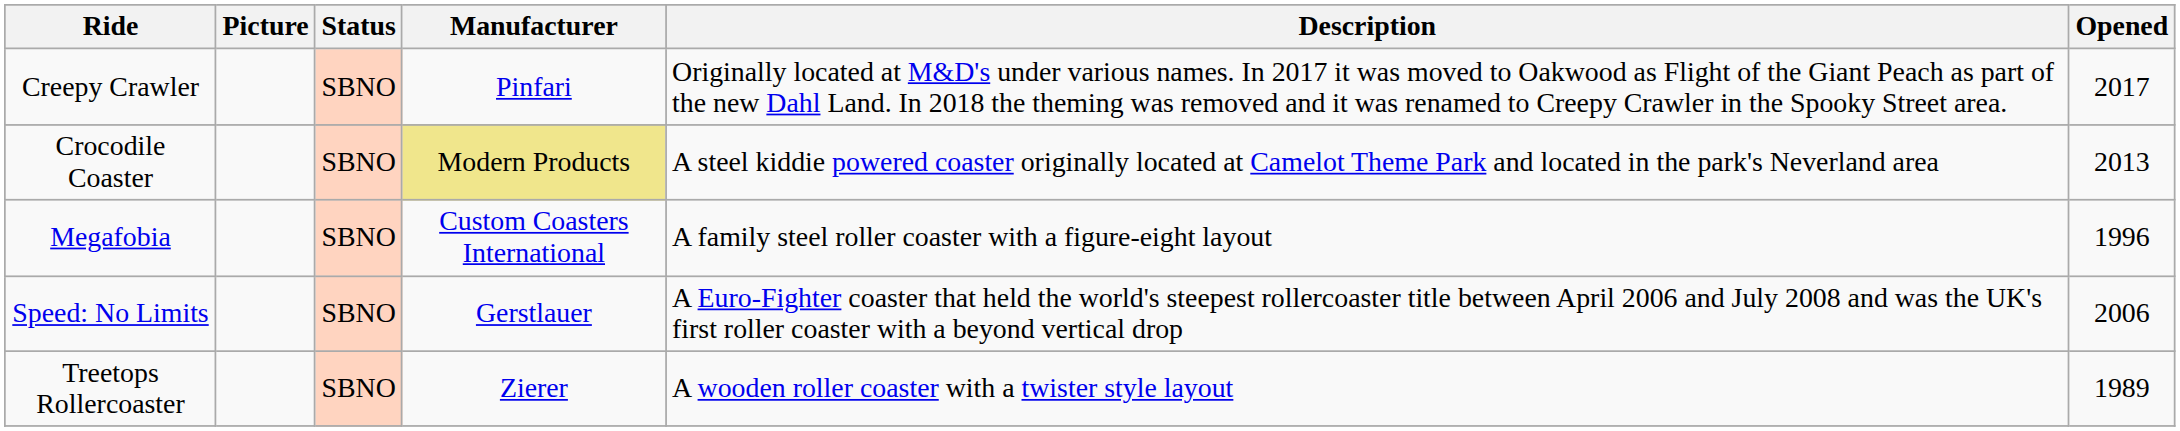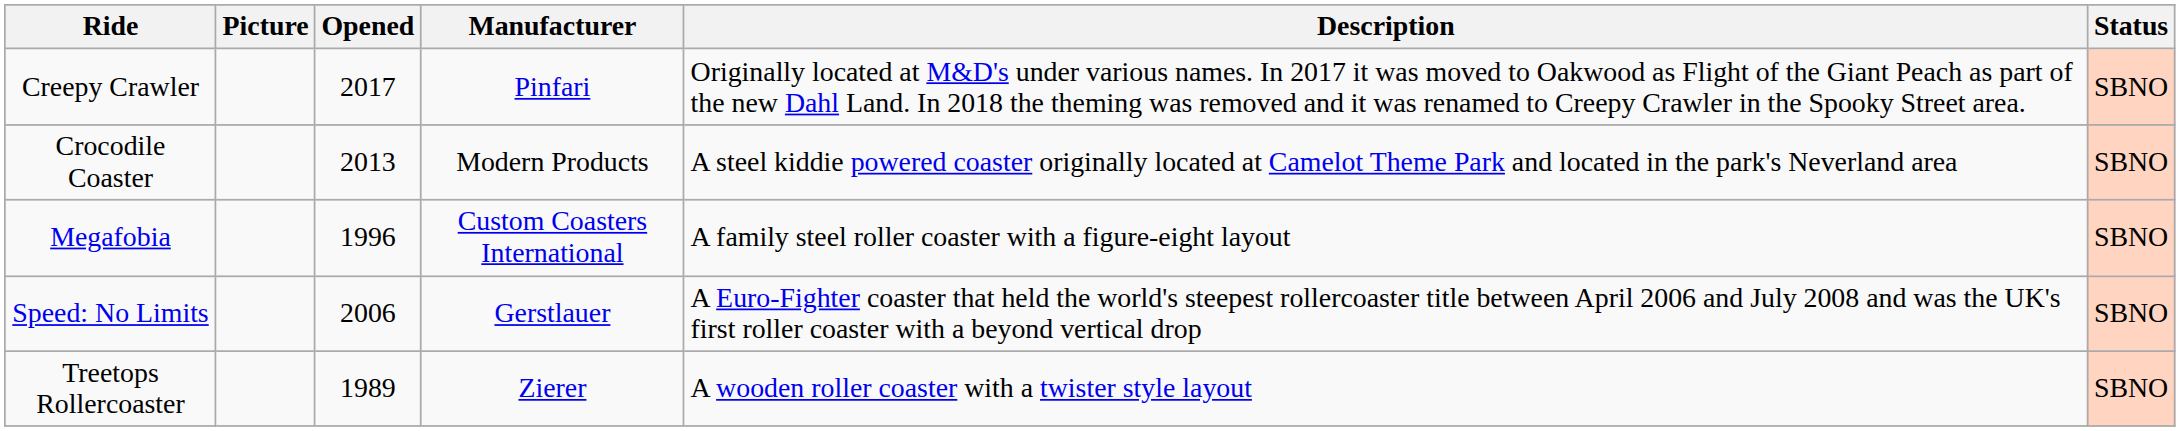columns swapped: (2122, 26) <-> (359, 26)
(534, 161) khaki background -> (552, 161) no background
